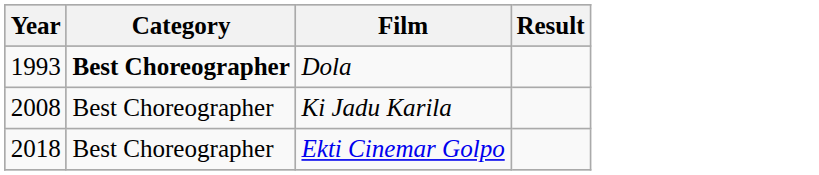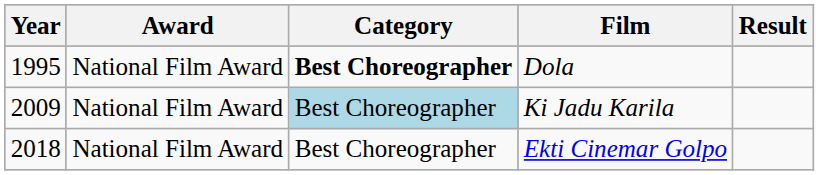+ column: (178, 25)
(36, 66) 1993 -> (36, 66) 1995
(36, 108) 2008 -> (36, 108) 2009
(173, 108) no background -> (395, 108) lightblue background
